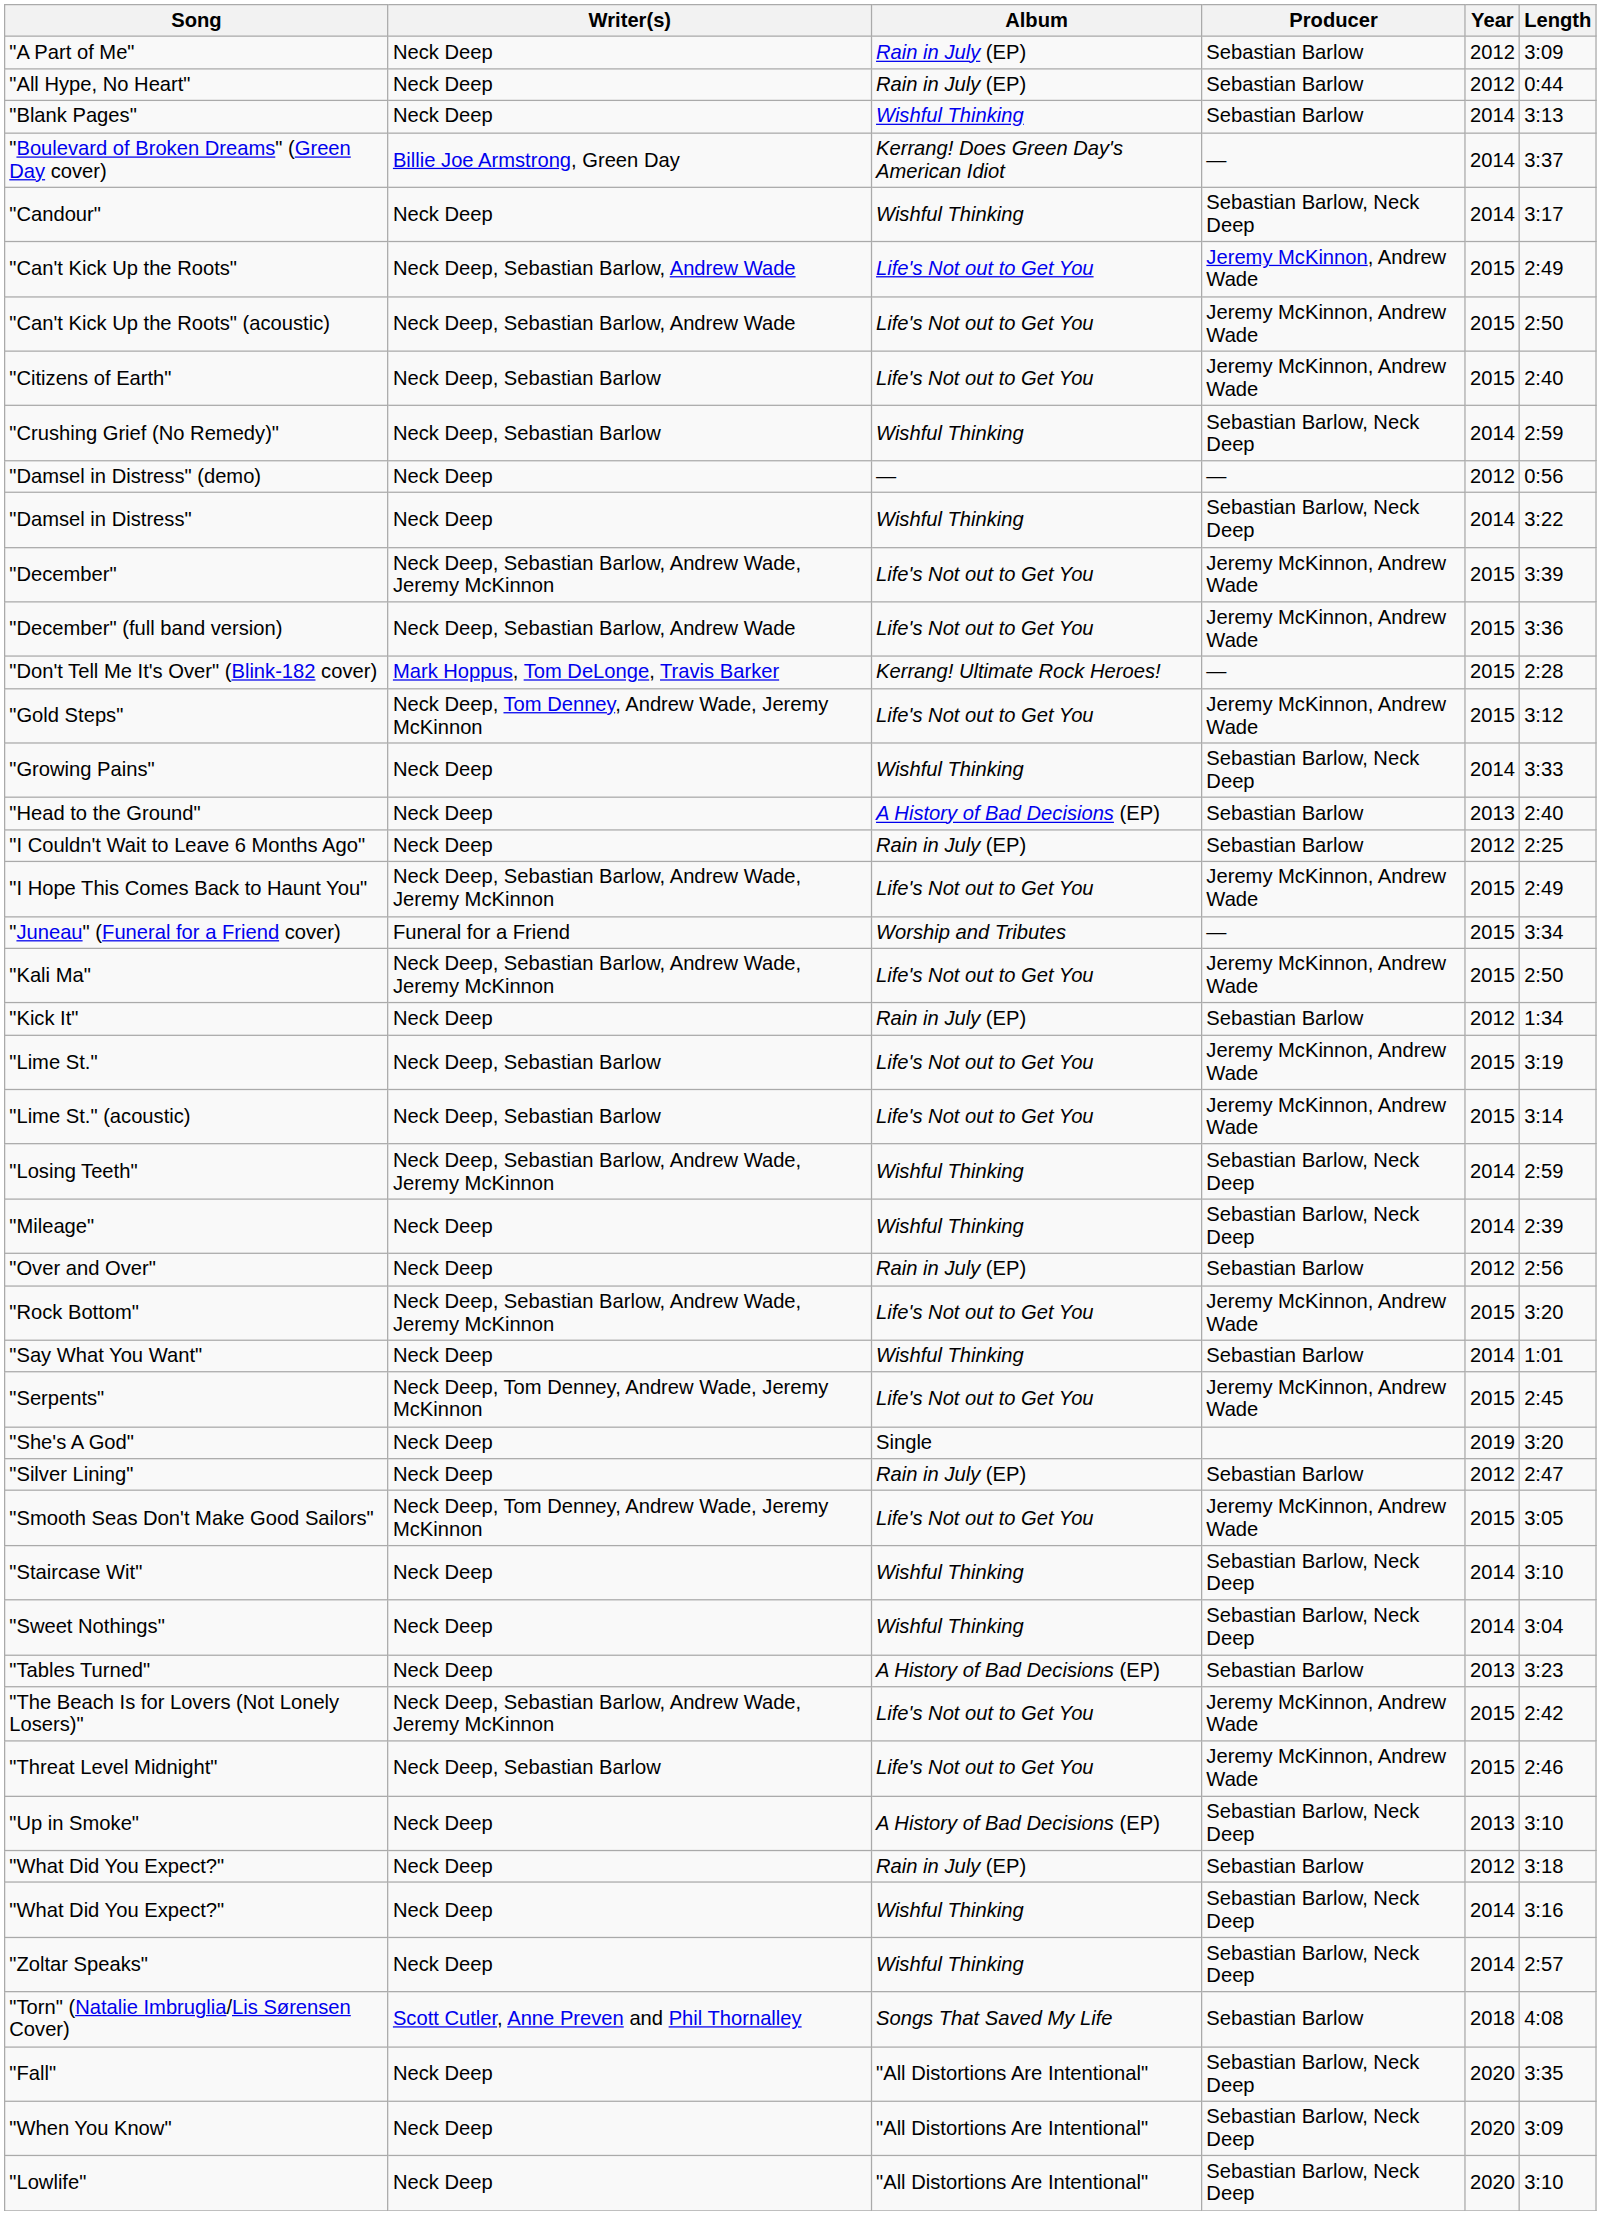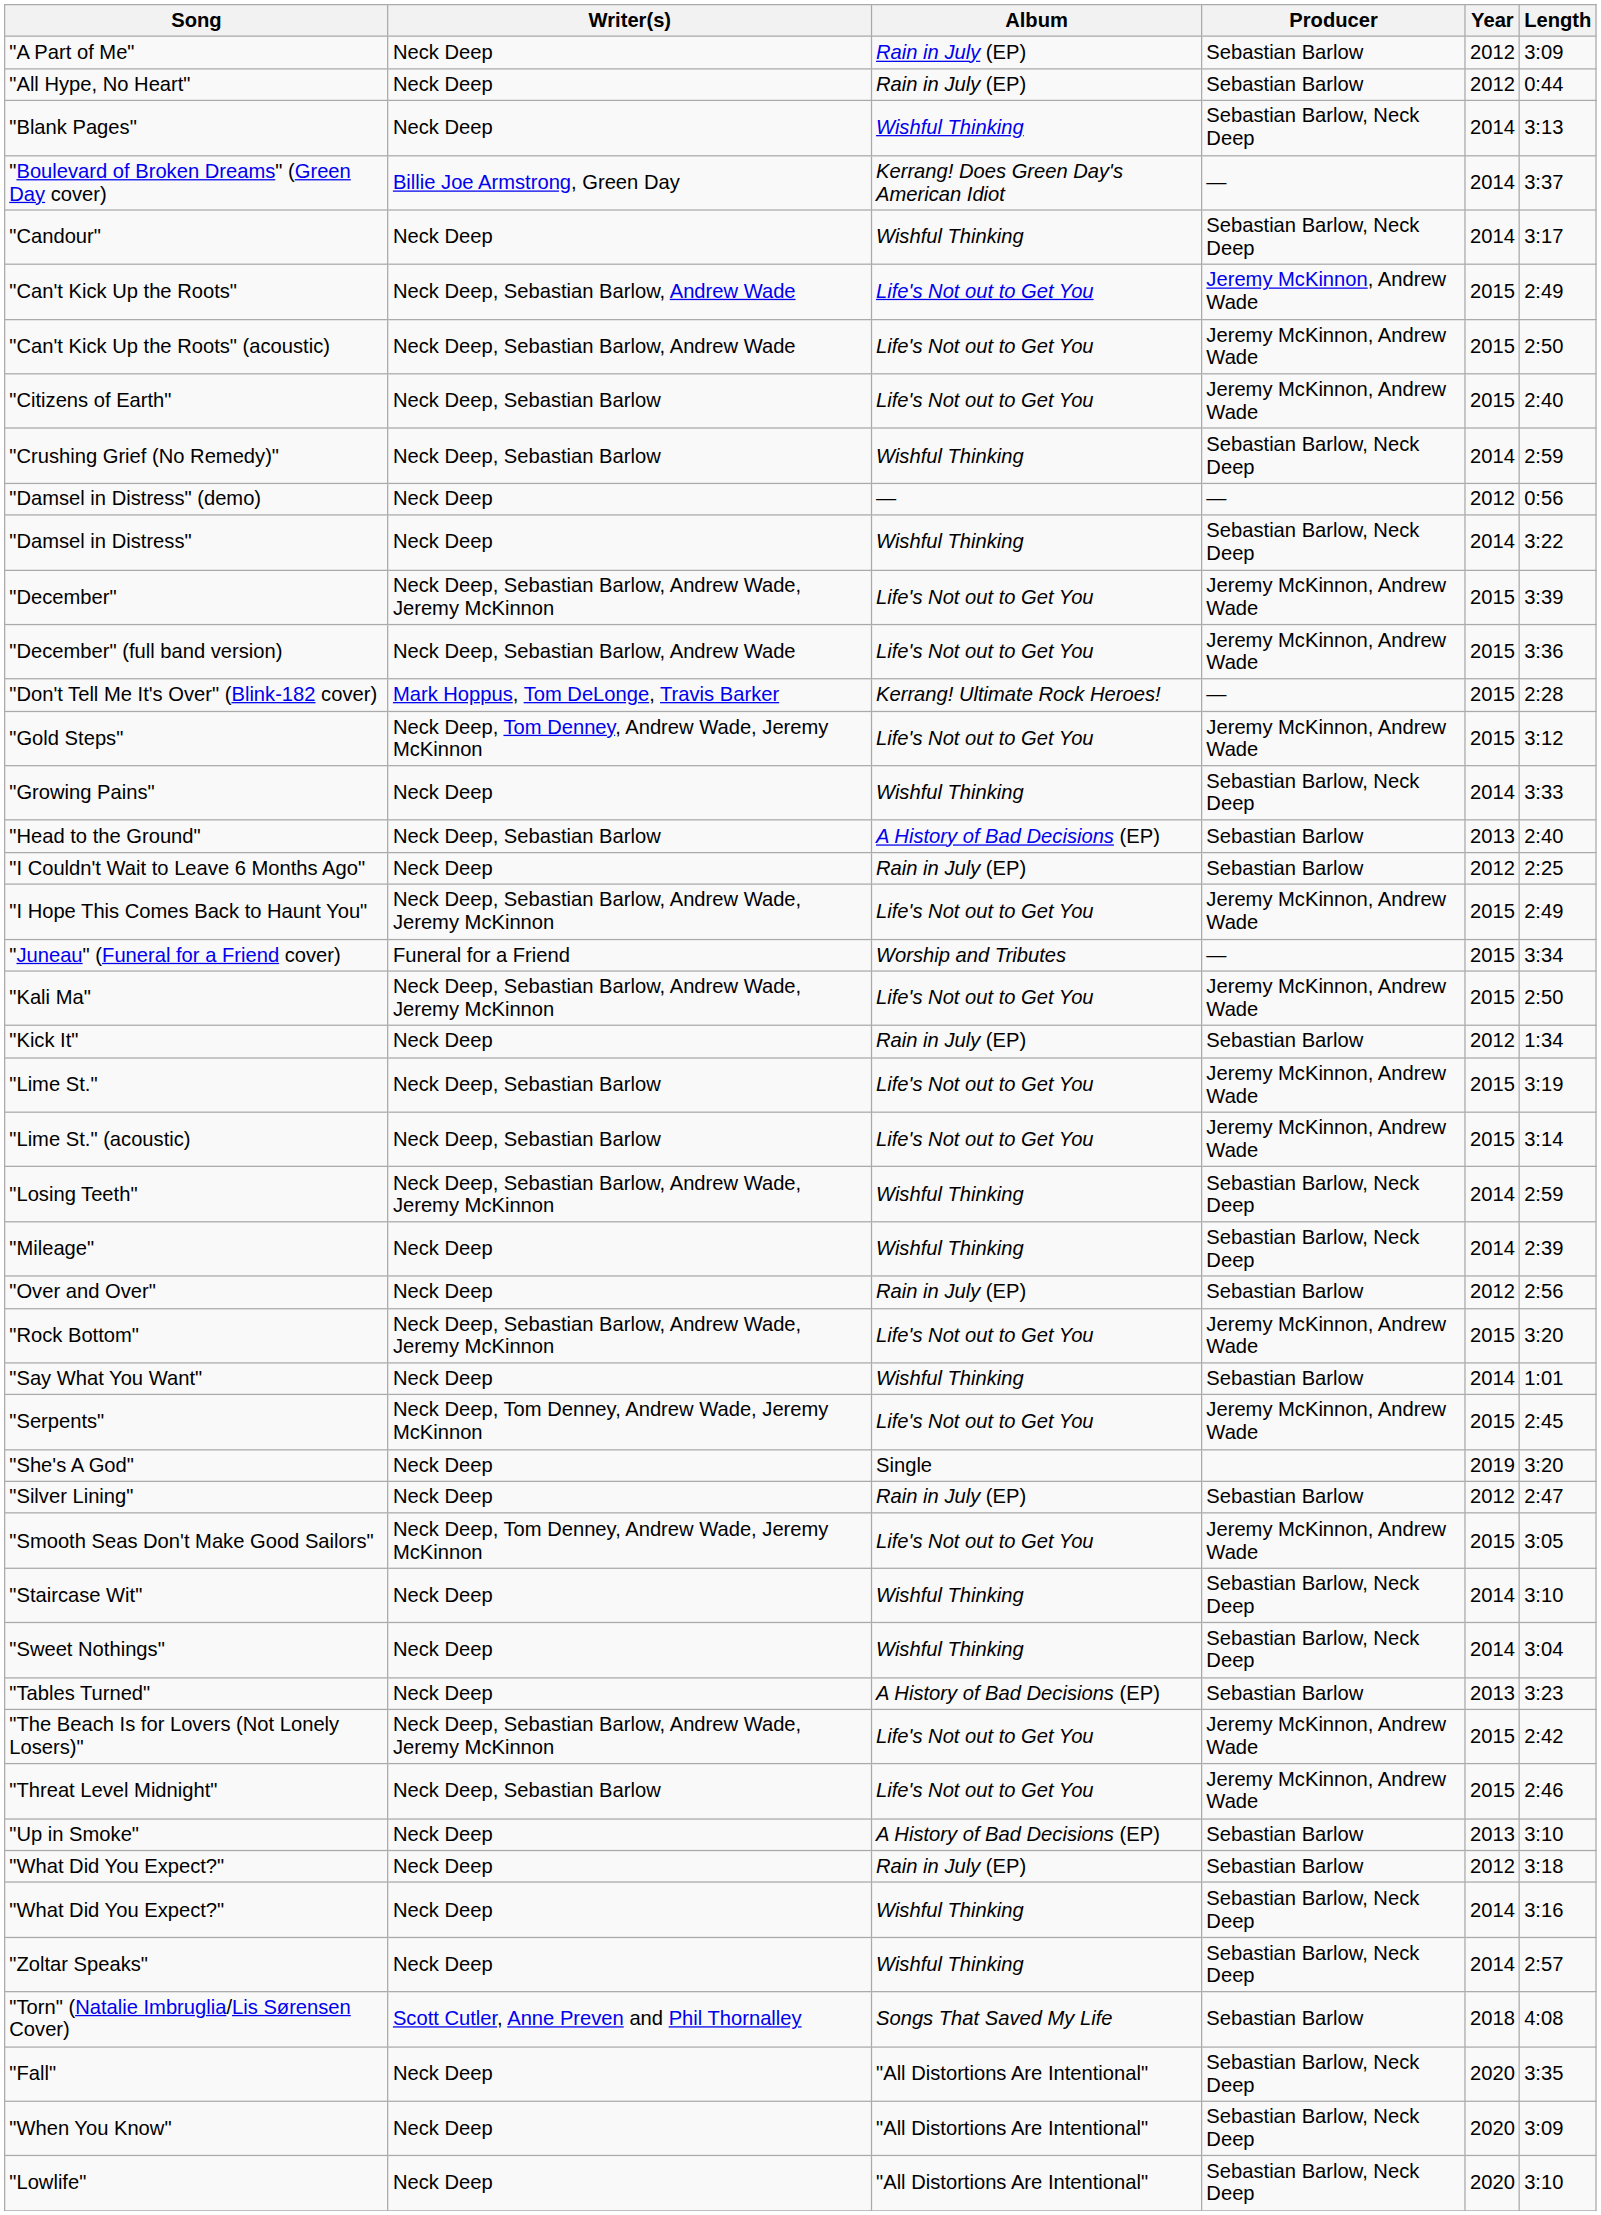(1285, 116) Sebastian Barlow -> (1313, 127) Sebastian Barlow, Neck Deep
(443, 813) Neck Deep -> (527, 836) Neck Deep, Sebastian Barlow
(1313, 1823) Sebastian Barlow, Neck Deep -> (1285, 1834) Sebastian Barlow
